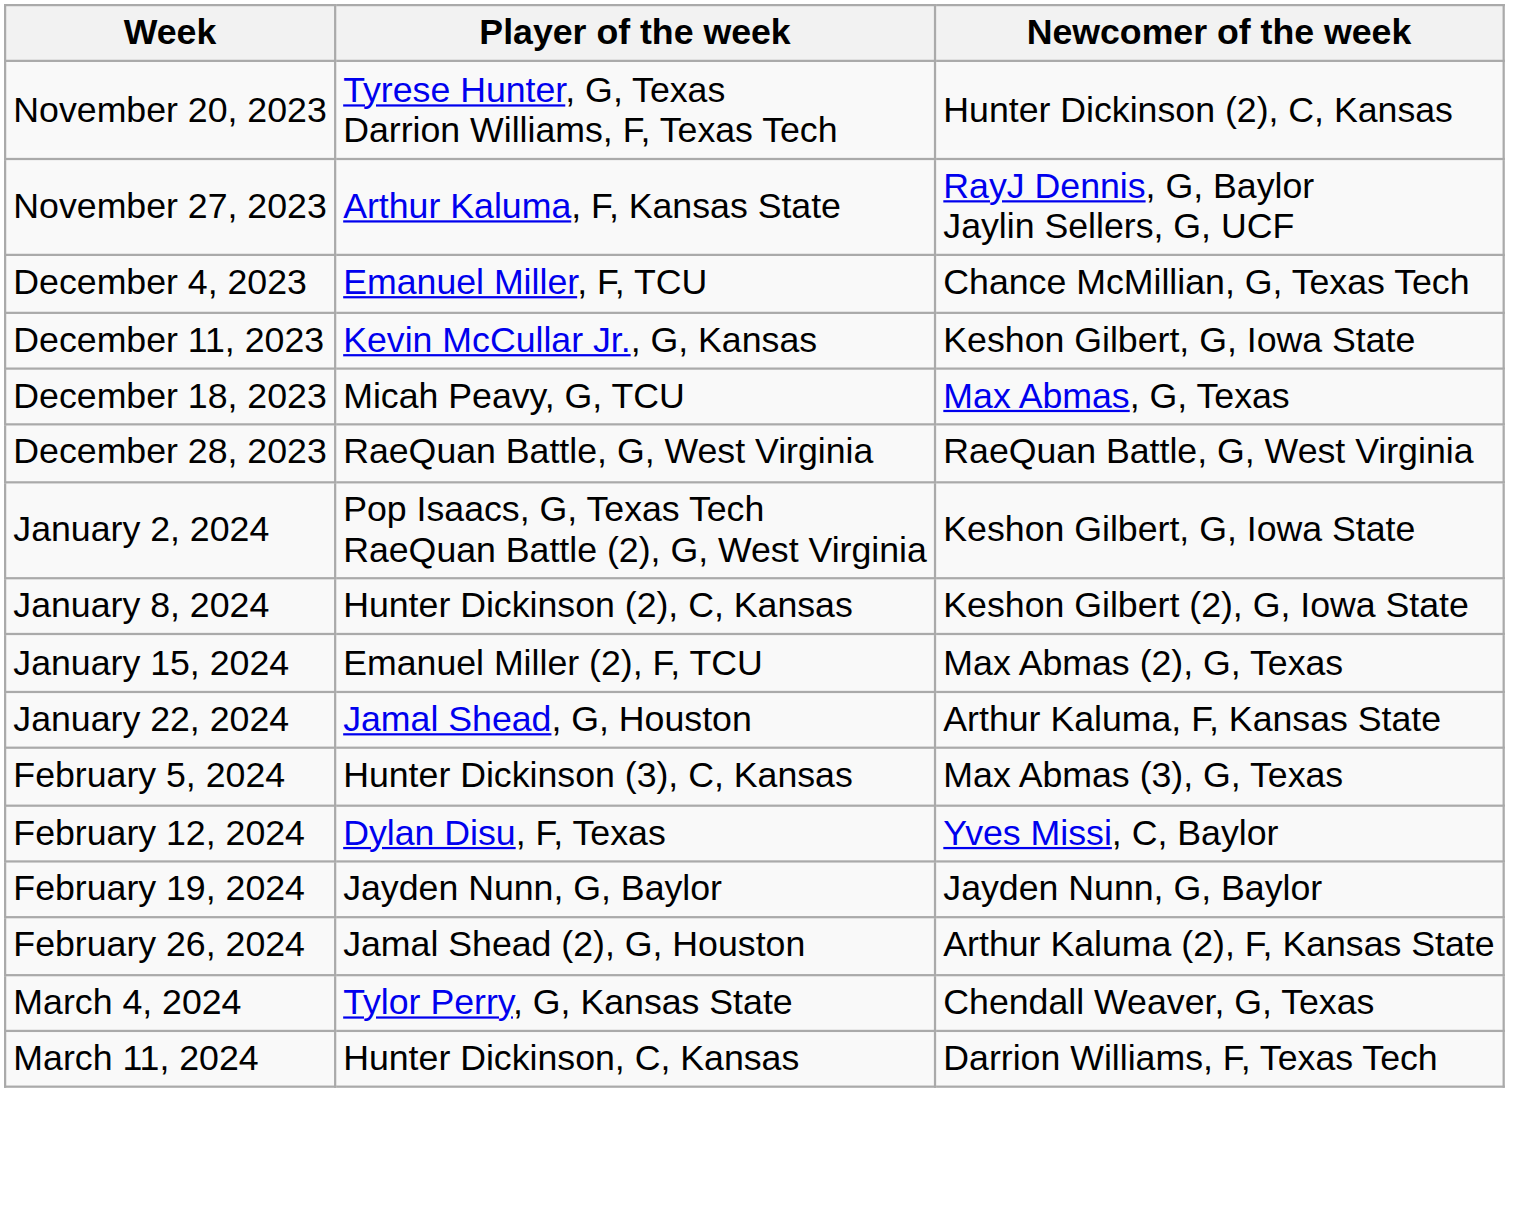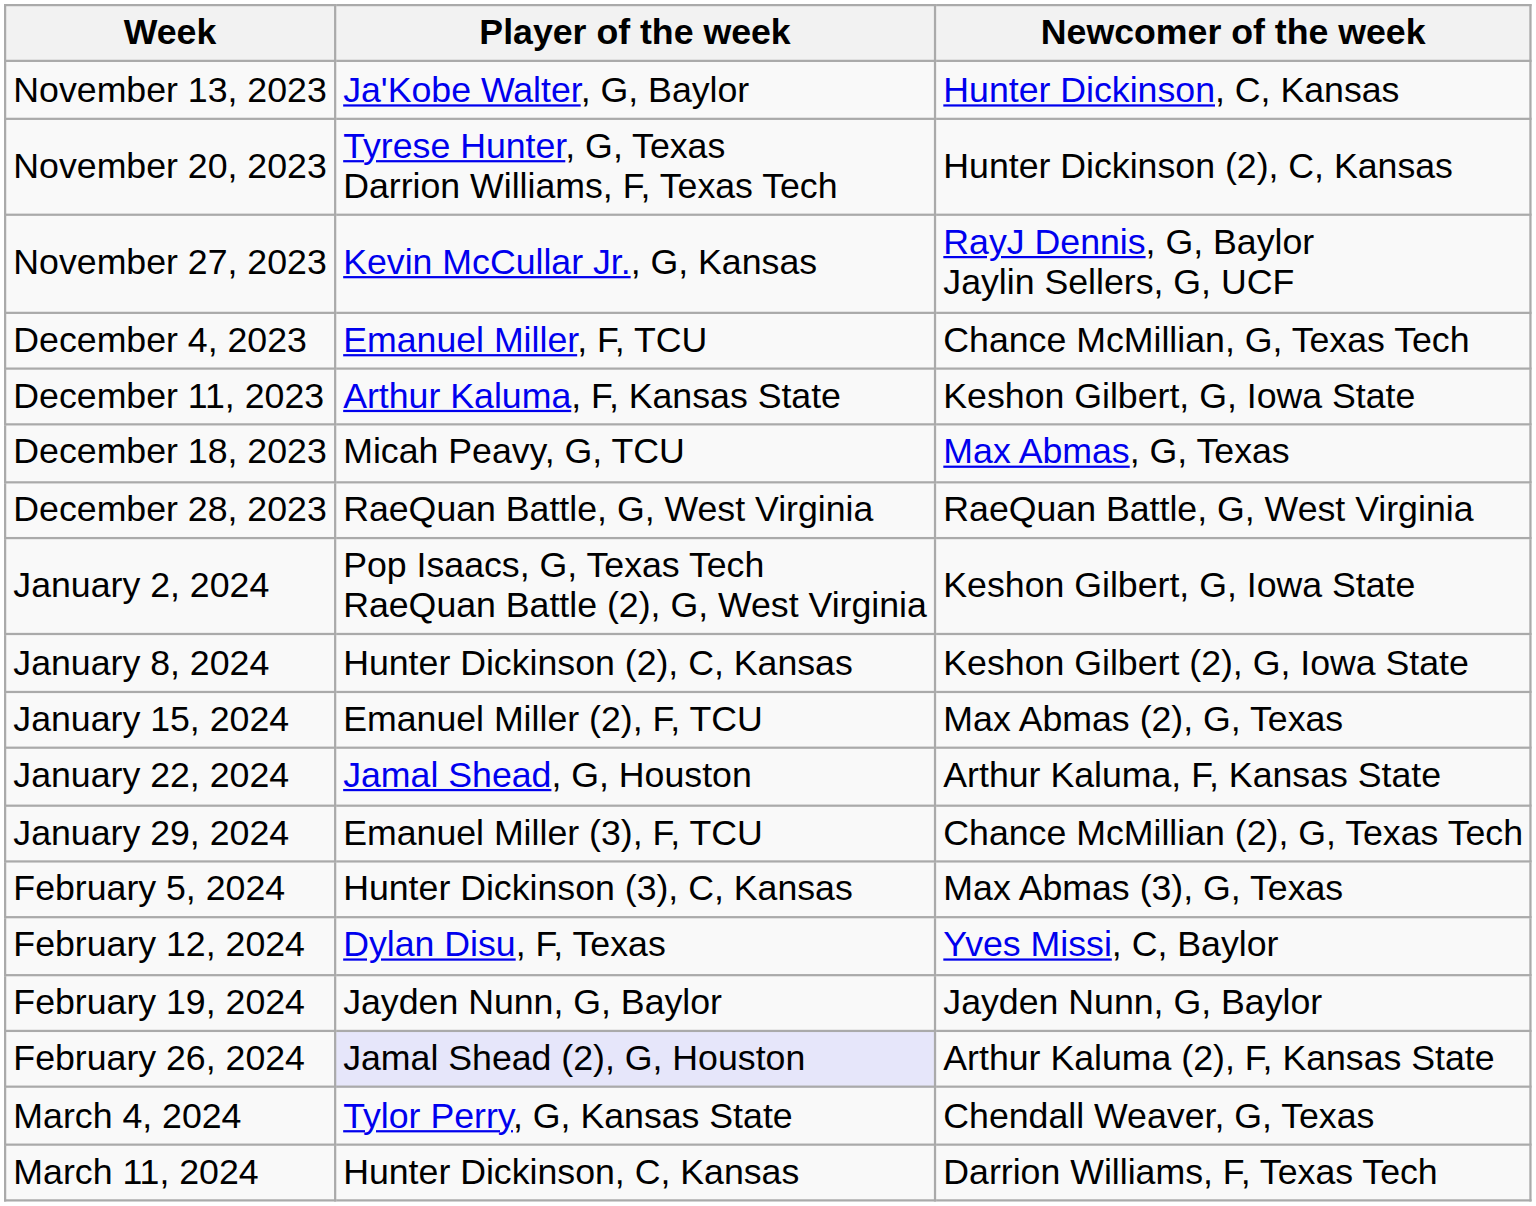+ row: (170, 89)
(592, 206) Arthur Kaluma, F, Kansas State -> (580, 262) Kevin McCullar Jr., G, Kansas
(580, 339) Kevin McCullar Jr., G, Kansas -> (592, 396) Arthur Kaluma, F, Kansas State
+ row: (151, 832)
(574, 945) no background -> (574, 1058) lavender background
